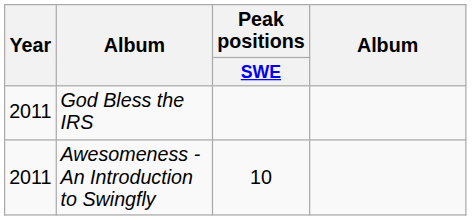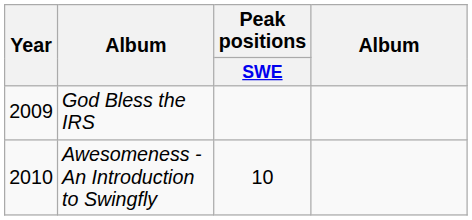(30, 112) 2011 -> (31, 112) 2009
(30, 176) 2011 -> (31, 176) 2010
